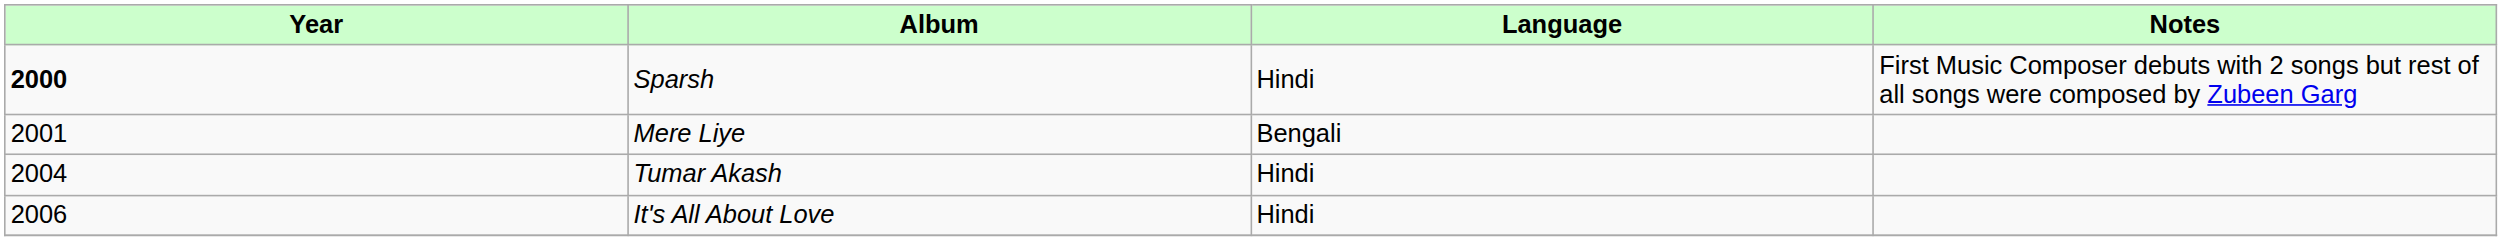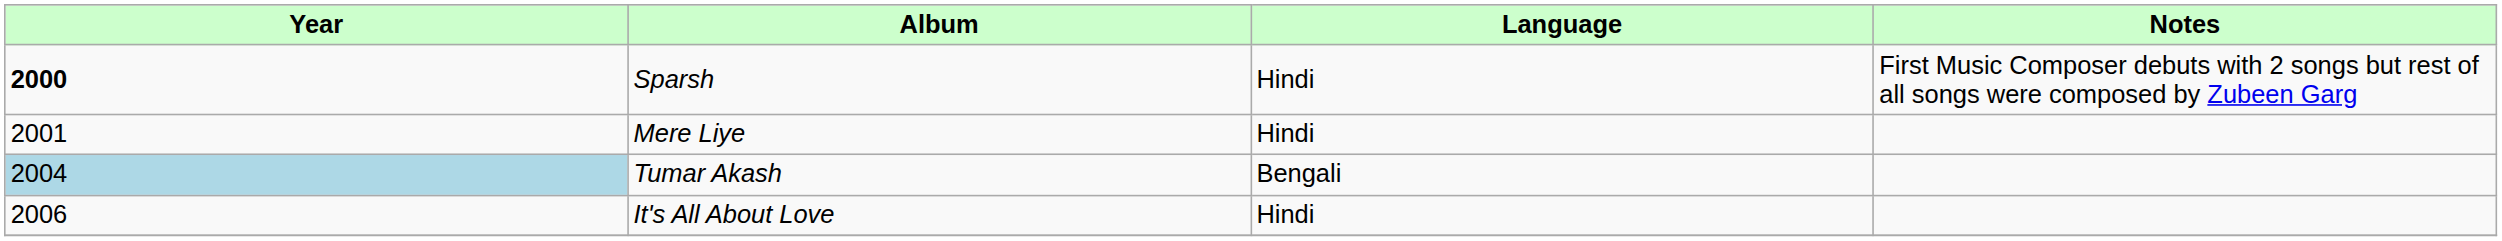(1299, 133) Bengali -> (1285, 133) Hindi
(39, 174) no background -> (39, 174) lightblue background
(1285, 174) Hindi -> (1299, 174) Bengali
